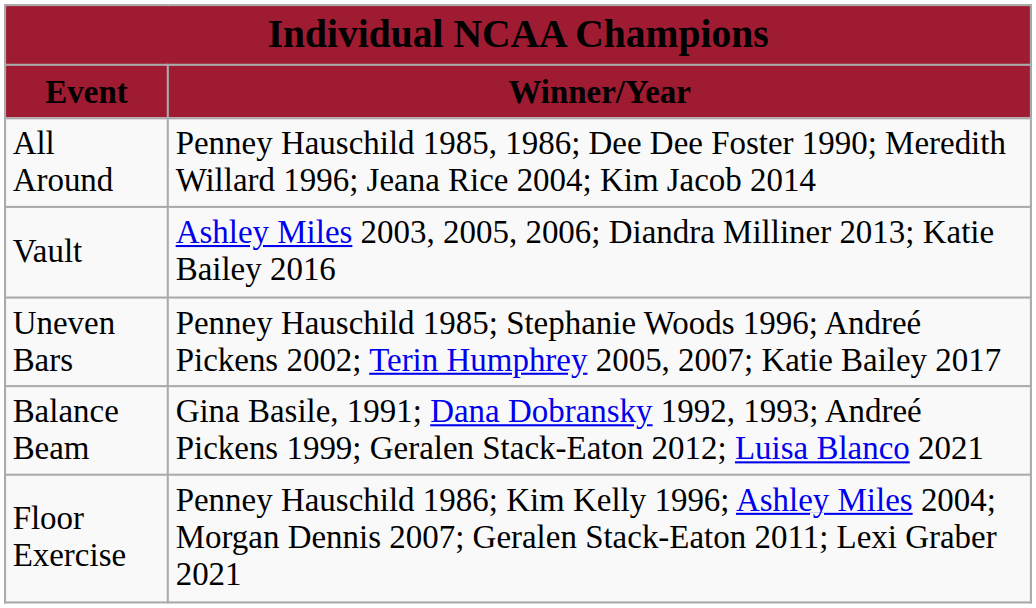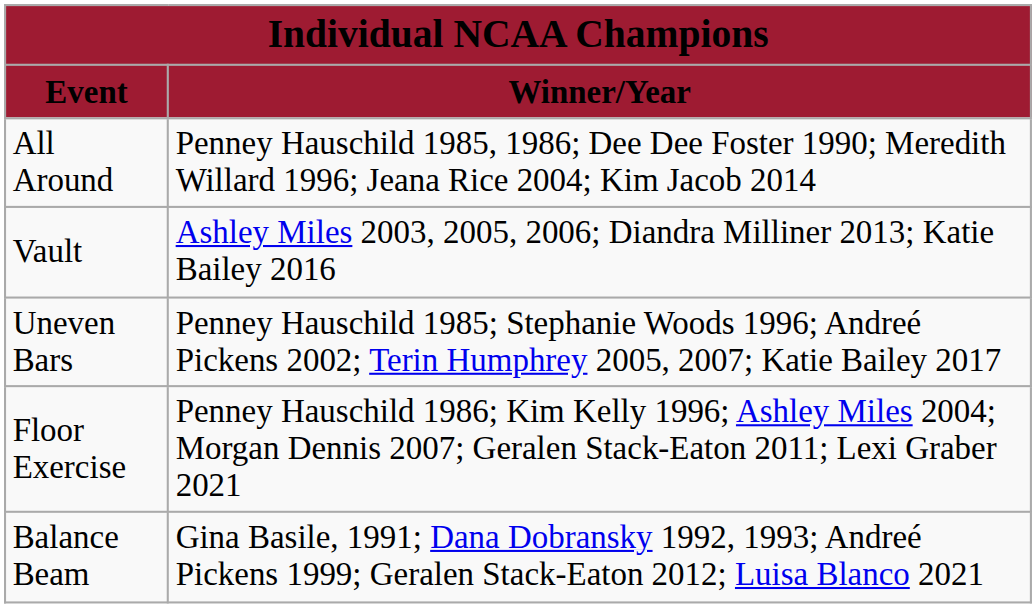rows swapped: (66, 430) <-> (69, 537)
